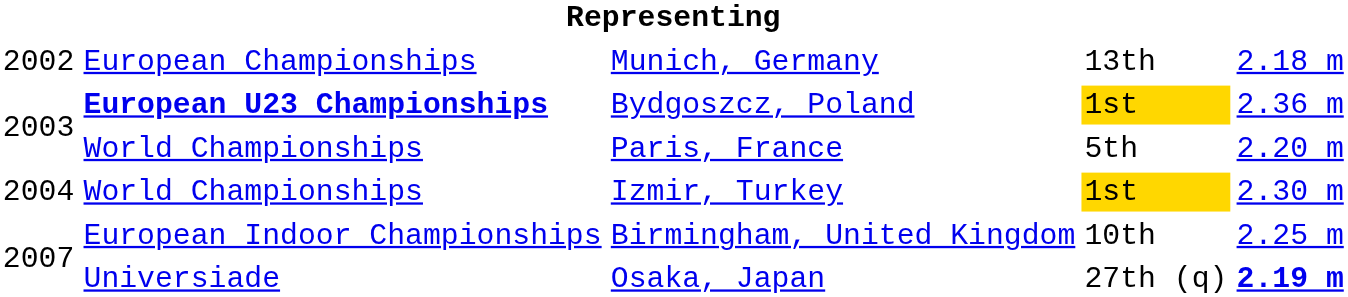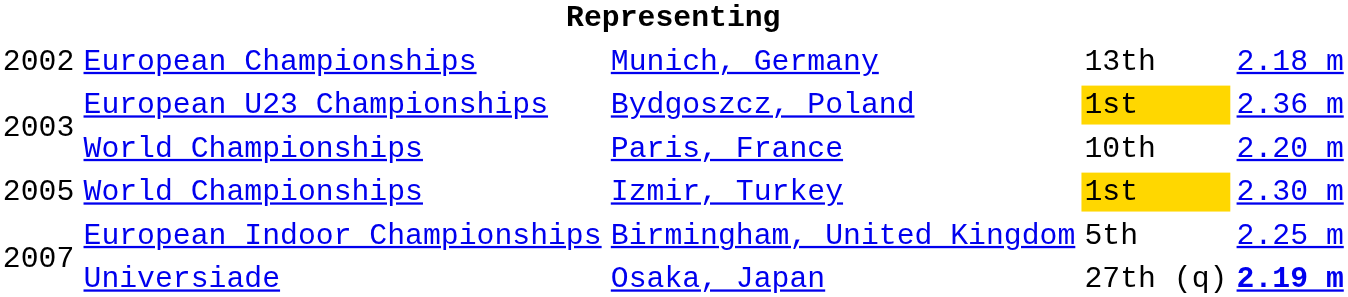(316, 105) bold -> (316, 105) normal
(1111, 149) 5th -> (1120, 149) 10th
(39, 192) 2004 -> (39, 192) 2005
(1120, 236) 10th -> (1111, 236) 5th
